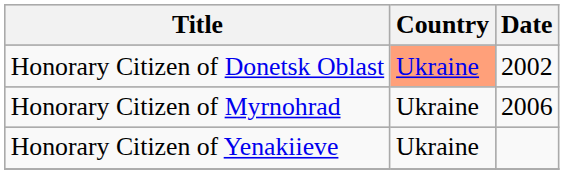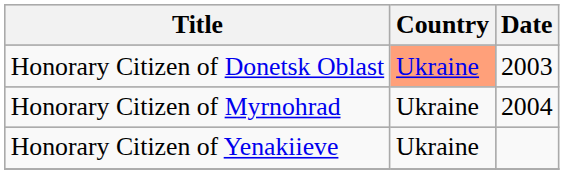(527, 65) 2002 -> (527, 65) 2003
(527, 106) 2006 -> (527, 106) 2004
